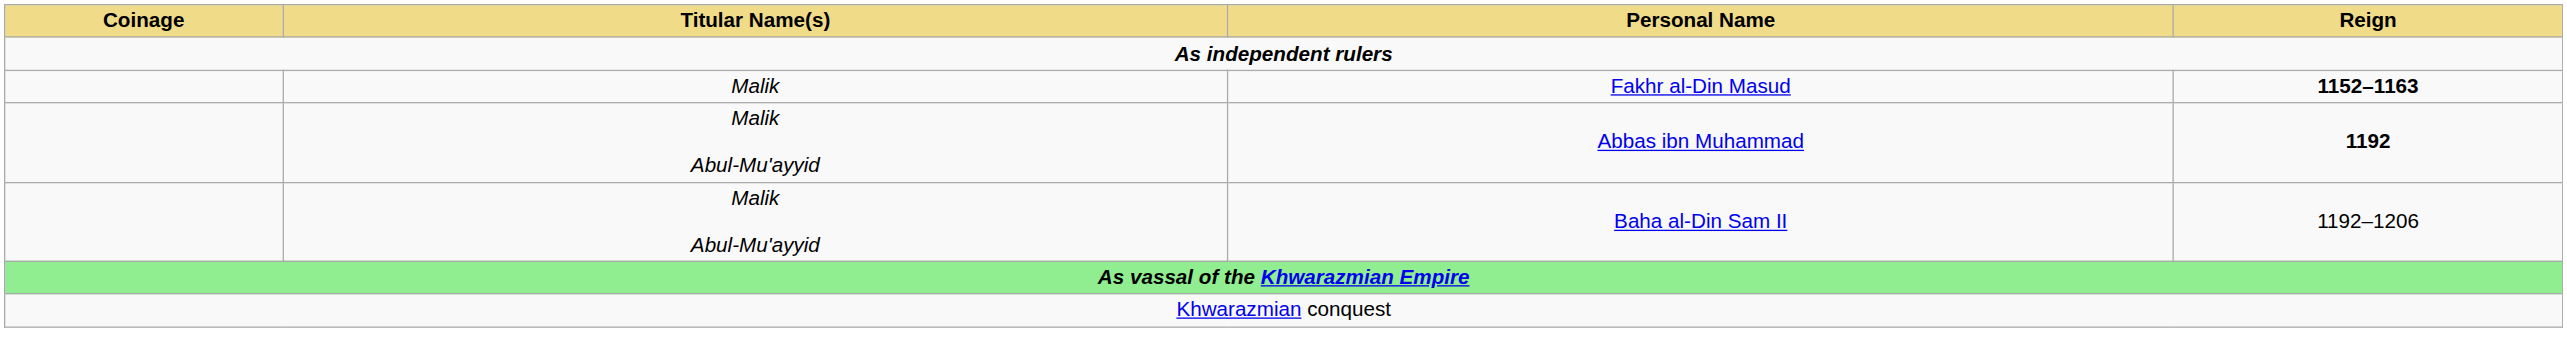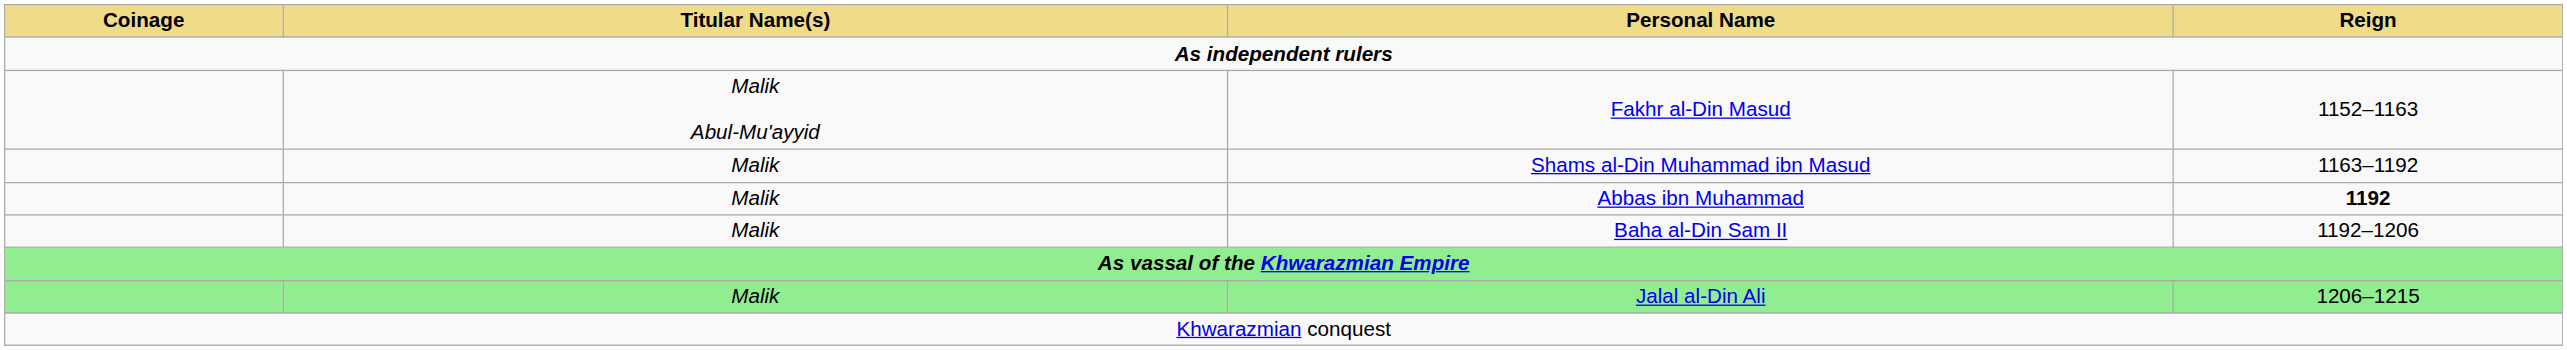(755, 86) Malik -> (755, 109) Malik Abul-Mu'ayyid
(2368, 86) bold -> (2368, 109) normal
+ row: (1701, 165)
(755, 142) Malik Abul-Mu'ayyid -> (755, 198) Malik
(755, 221) Malik Abul-Mu'ayyid -> (755, 230) Malik
+ row: (1701, 296)
